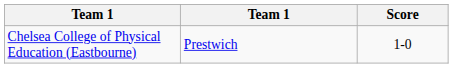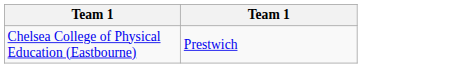- column: (403, 15)
